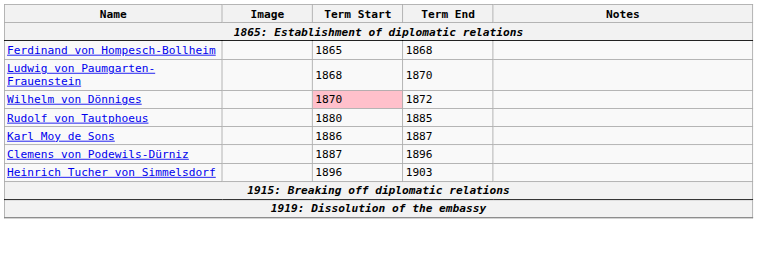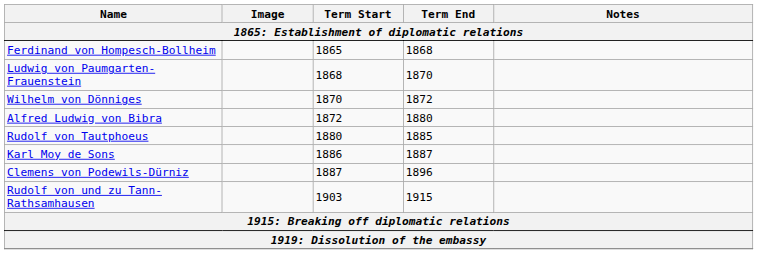(329, 99) pink background -> (329, 99) no background
+ row: (84, 118)
- row: (111, 172)
+ row: (84, 197)
